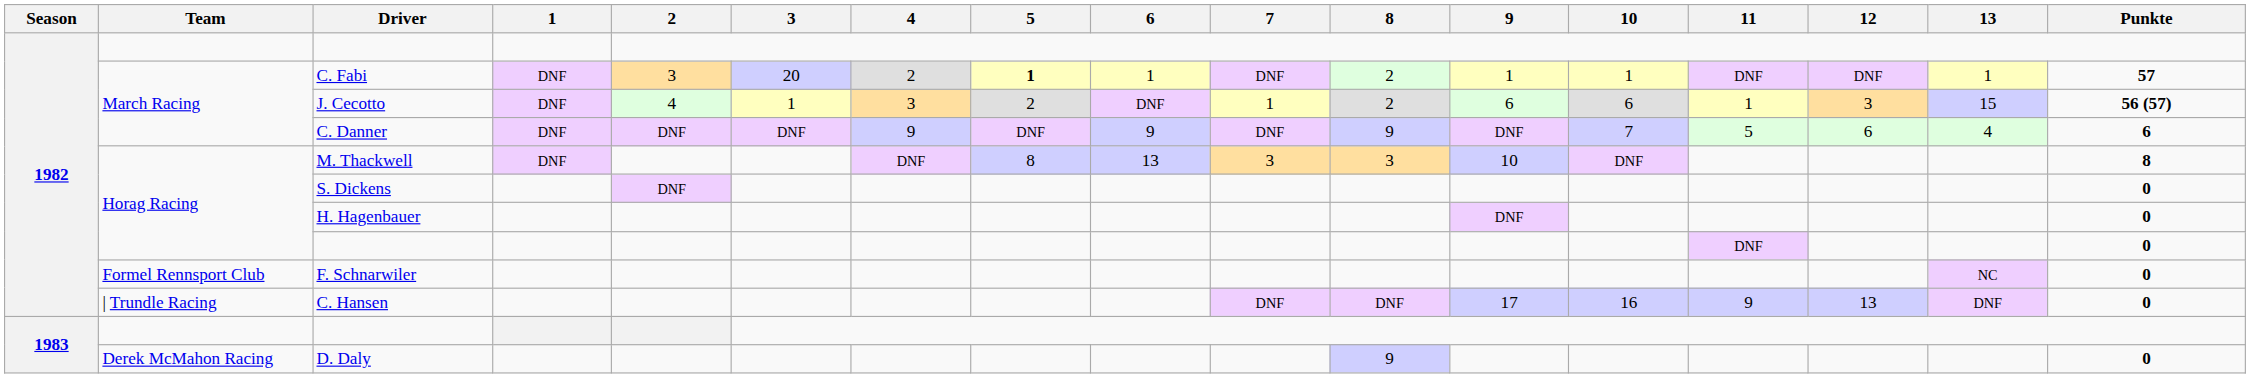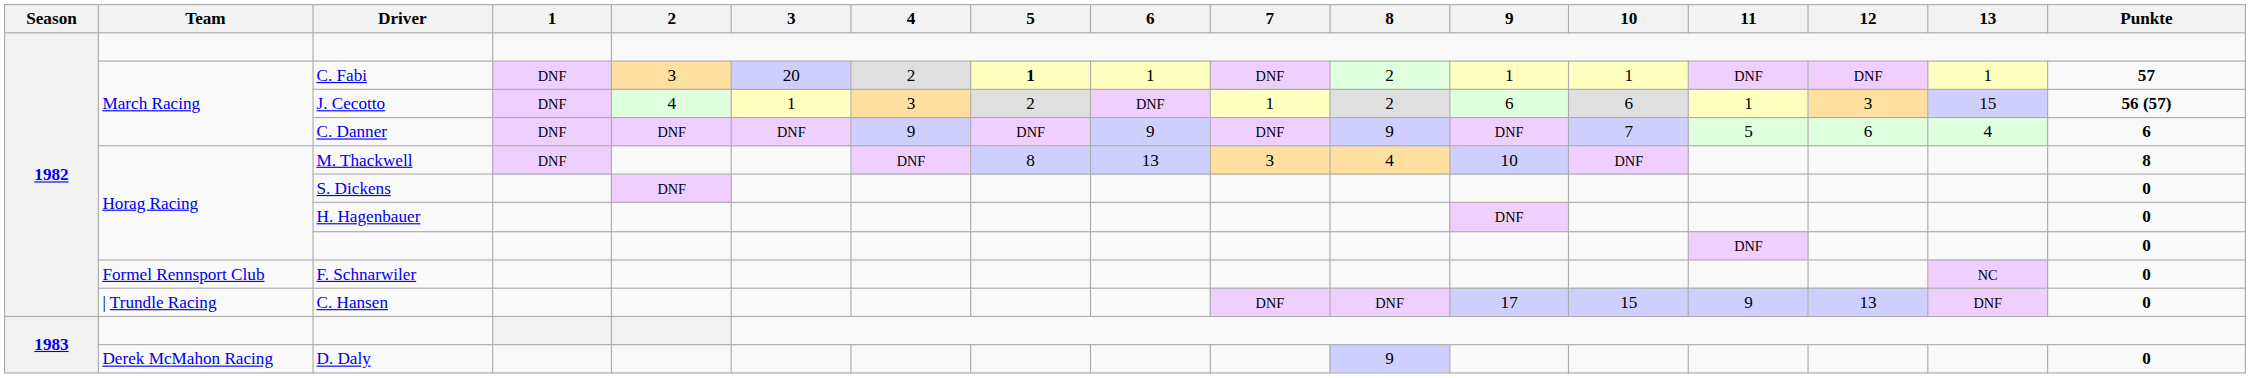(1390, 160) 3 -> (1390, 160) 4
(1629, 302) 16 -> (1629, 302) 15
